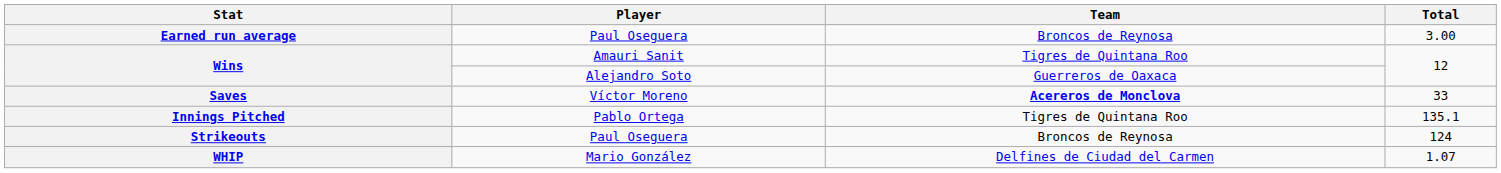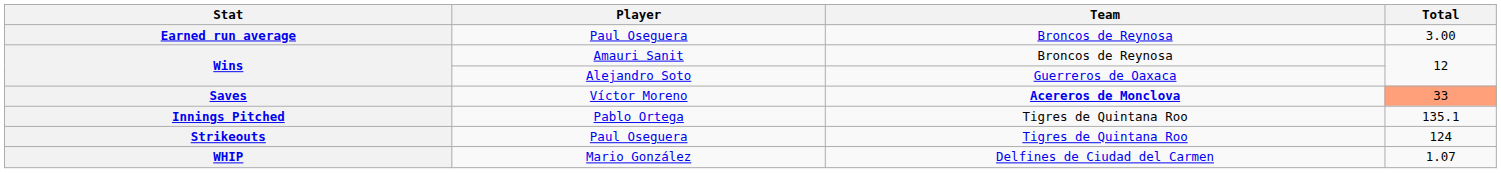(1105, 55) Tigres de Quintana Roo -> (1105, 55) Broncos de Reynosa
(1441, 96) no background -> (1441, 96) lightsalmon background
(1105, 137) Broncos de Reynosa -> (1105, 137) Tigres de Quintana Roo
